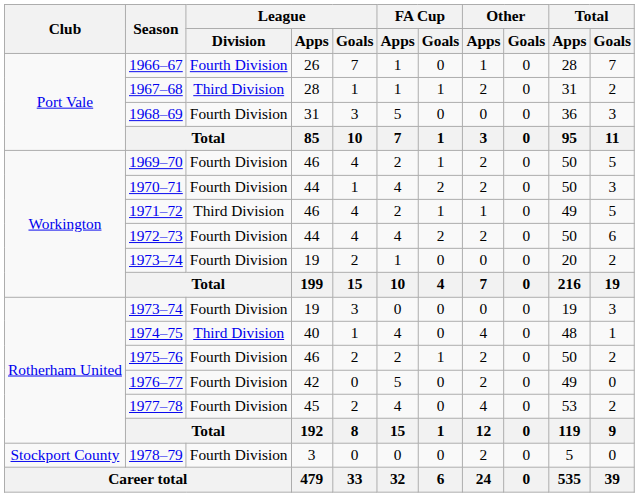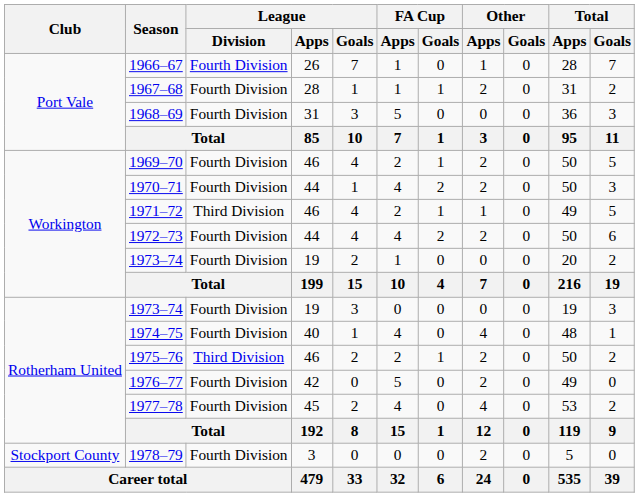(239, 89) Third Division -> (239, 89) Fourth Division
(239, 333) Third Division -> (239, 333) Fourth Division
(239, 357) Fourth Division -> (239, 357) Third Division
